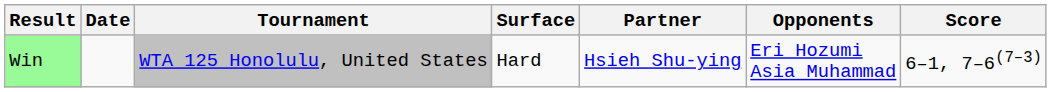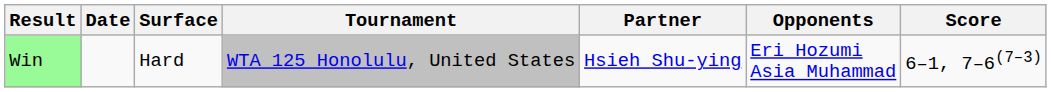columns swapped: (313, 20) <-> (536, 20)
